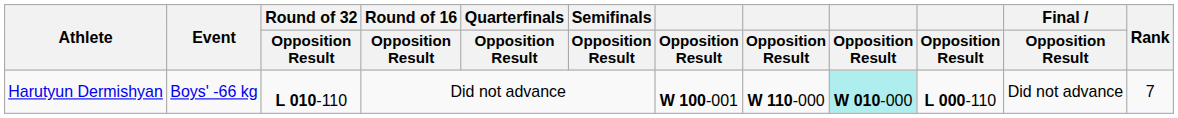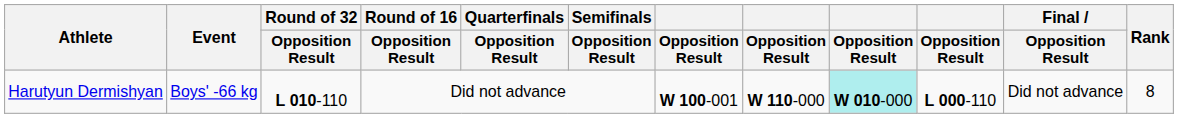(1150, 92) 7 -> (1150, 92) 8
